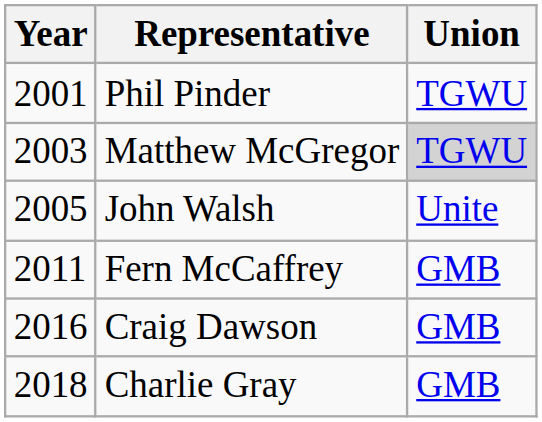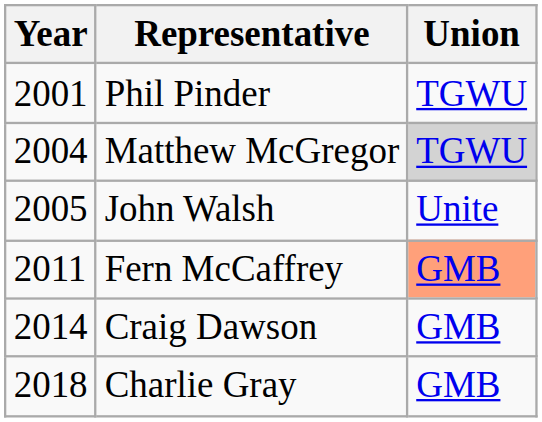(51, 151) 2003 -> (51, 151) 2004
(458, 268) no background -> (458, 268) lightsalmon background
(51, 326) 2016 -> (51, 326) 2014
